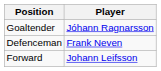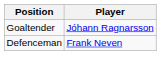- row: (24, 58)
